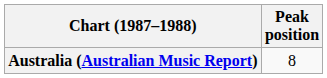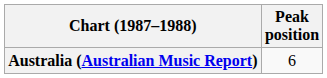(292, 60) 8 -> (292, 60) 6
